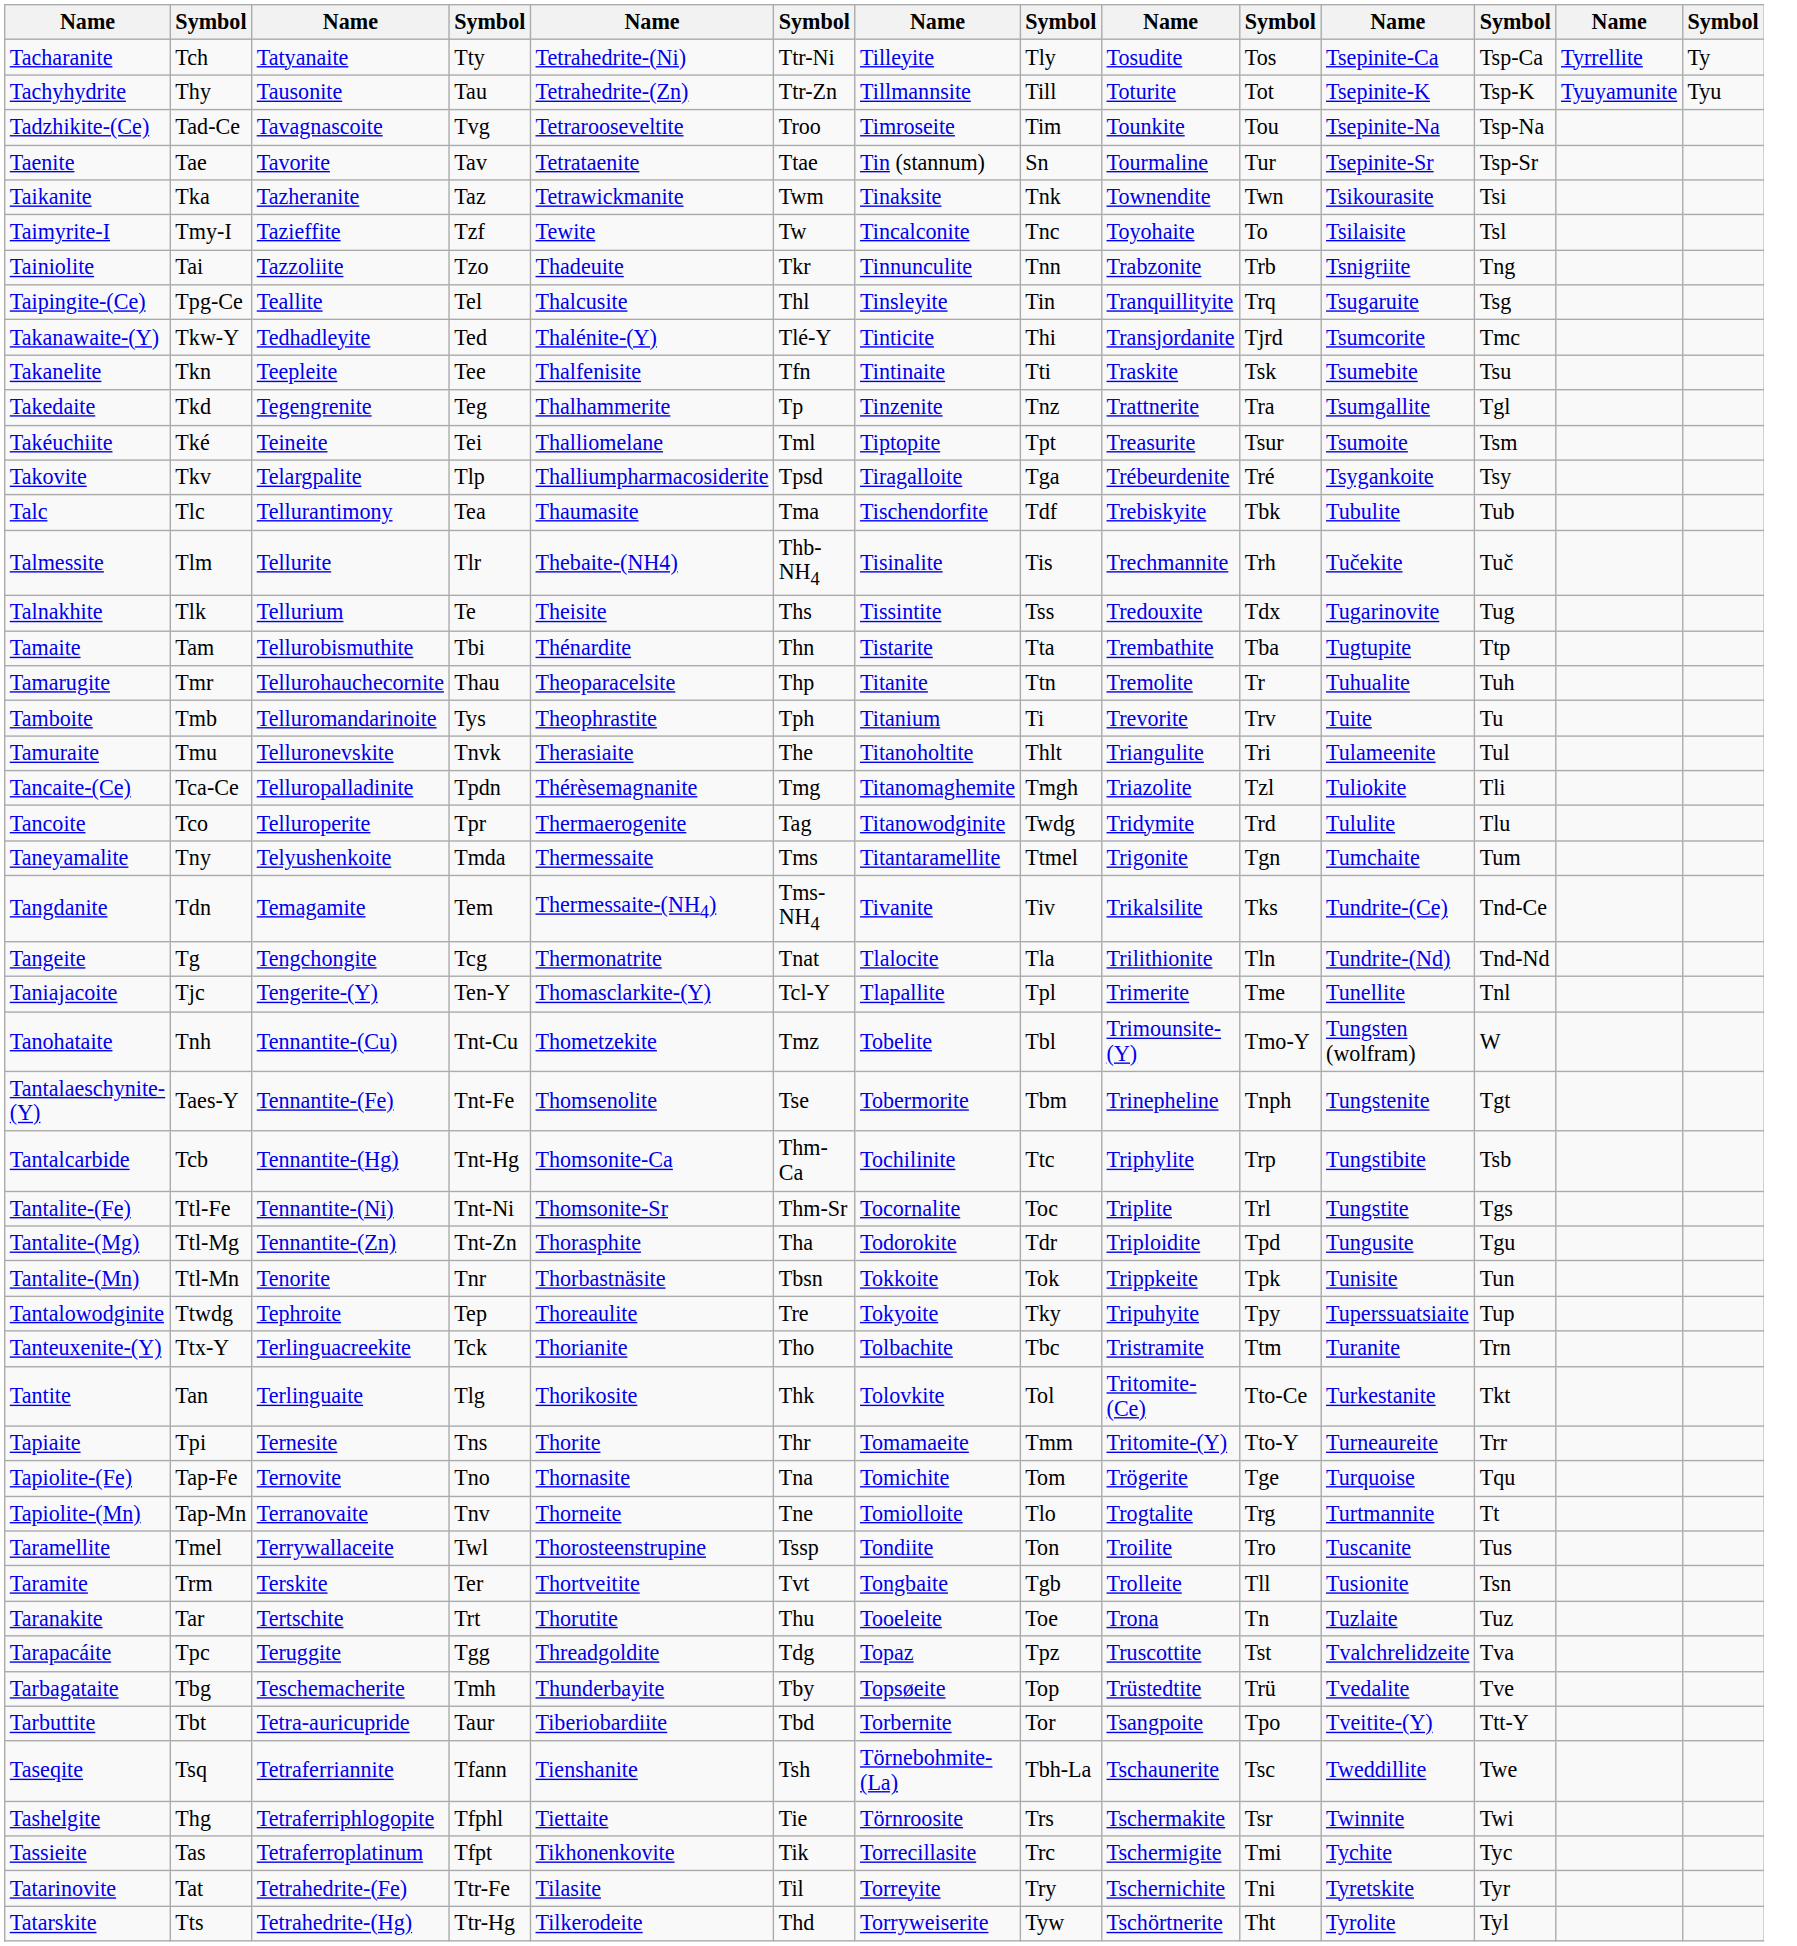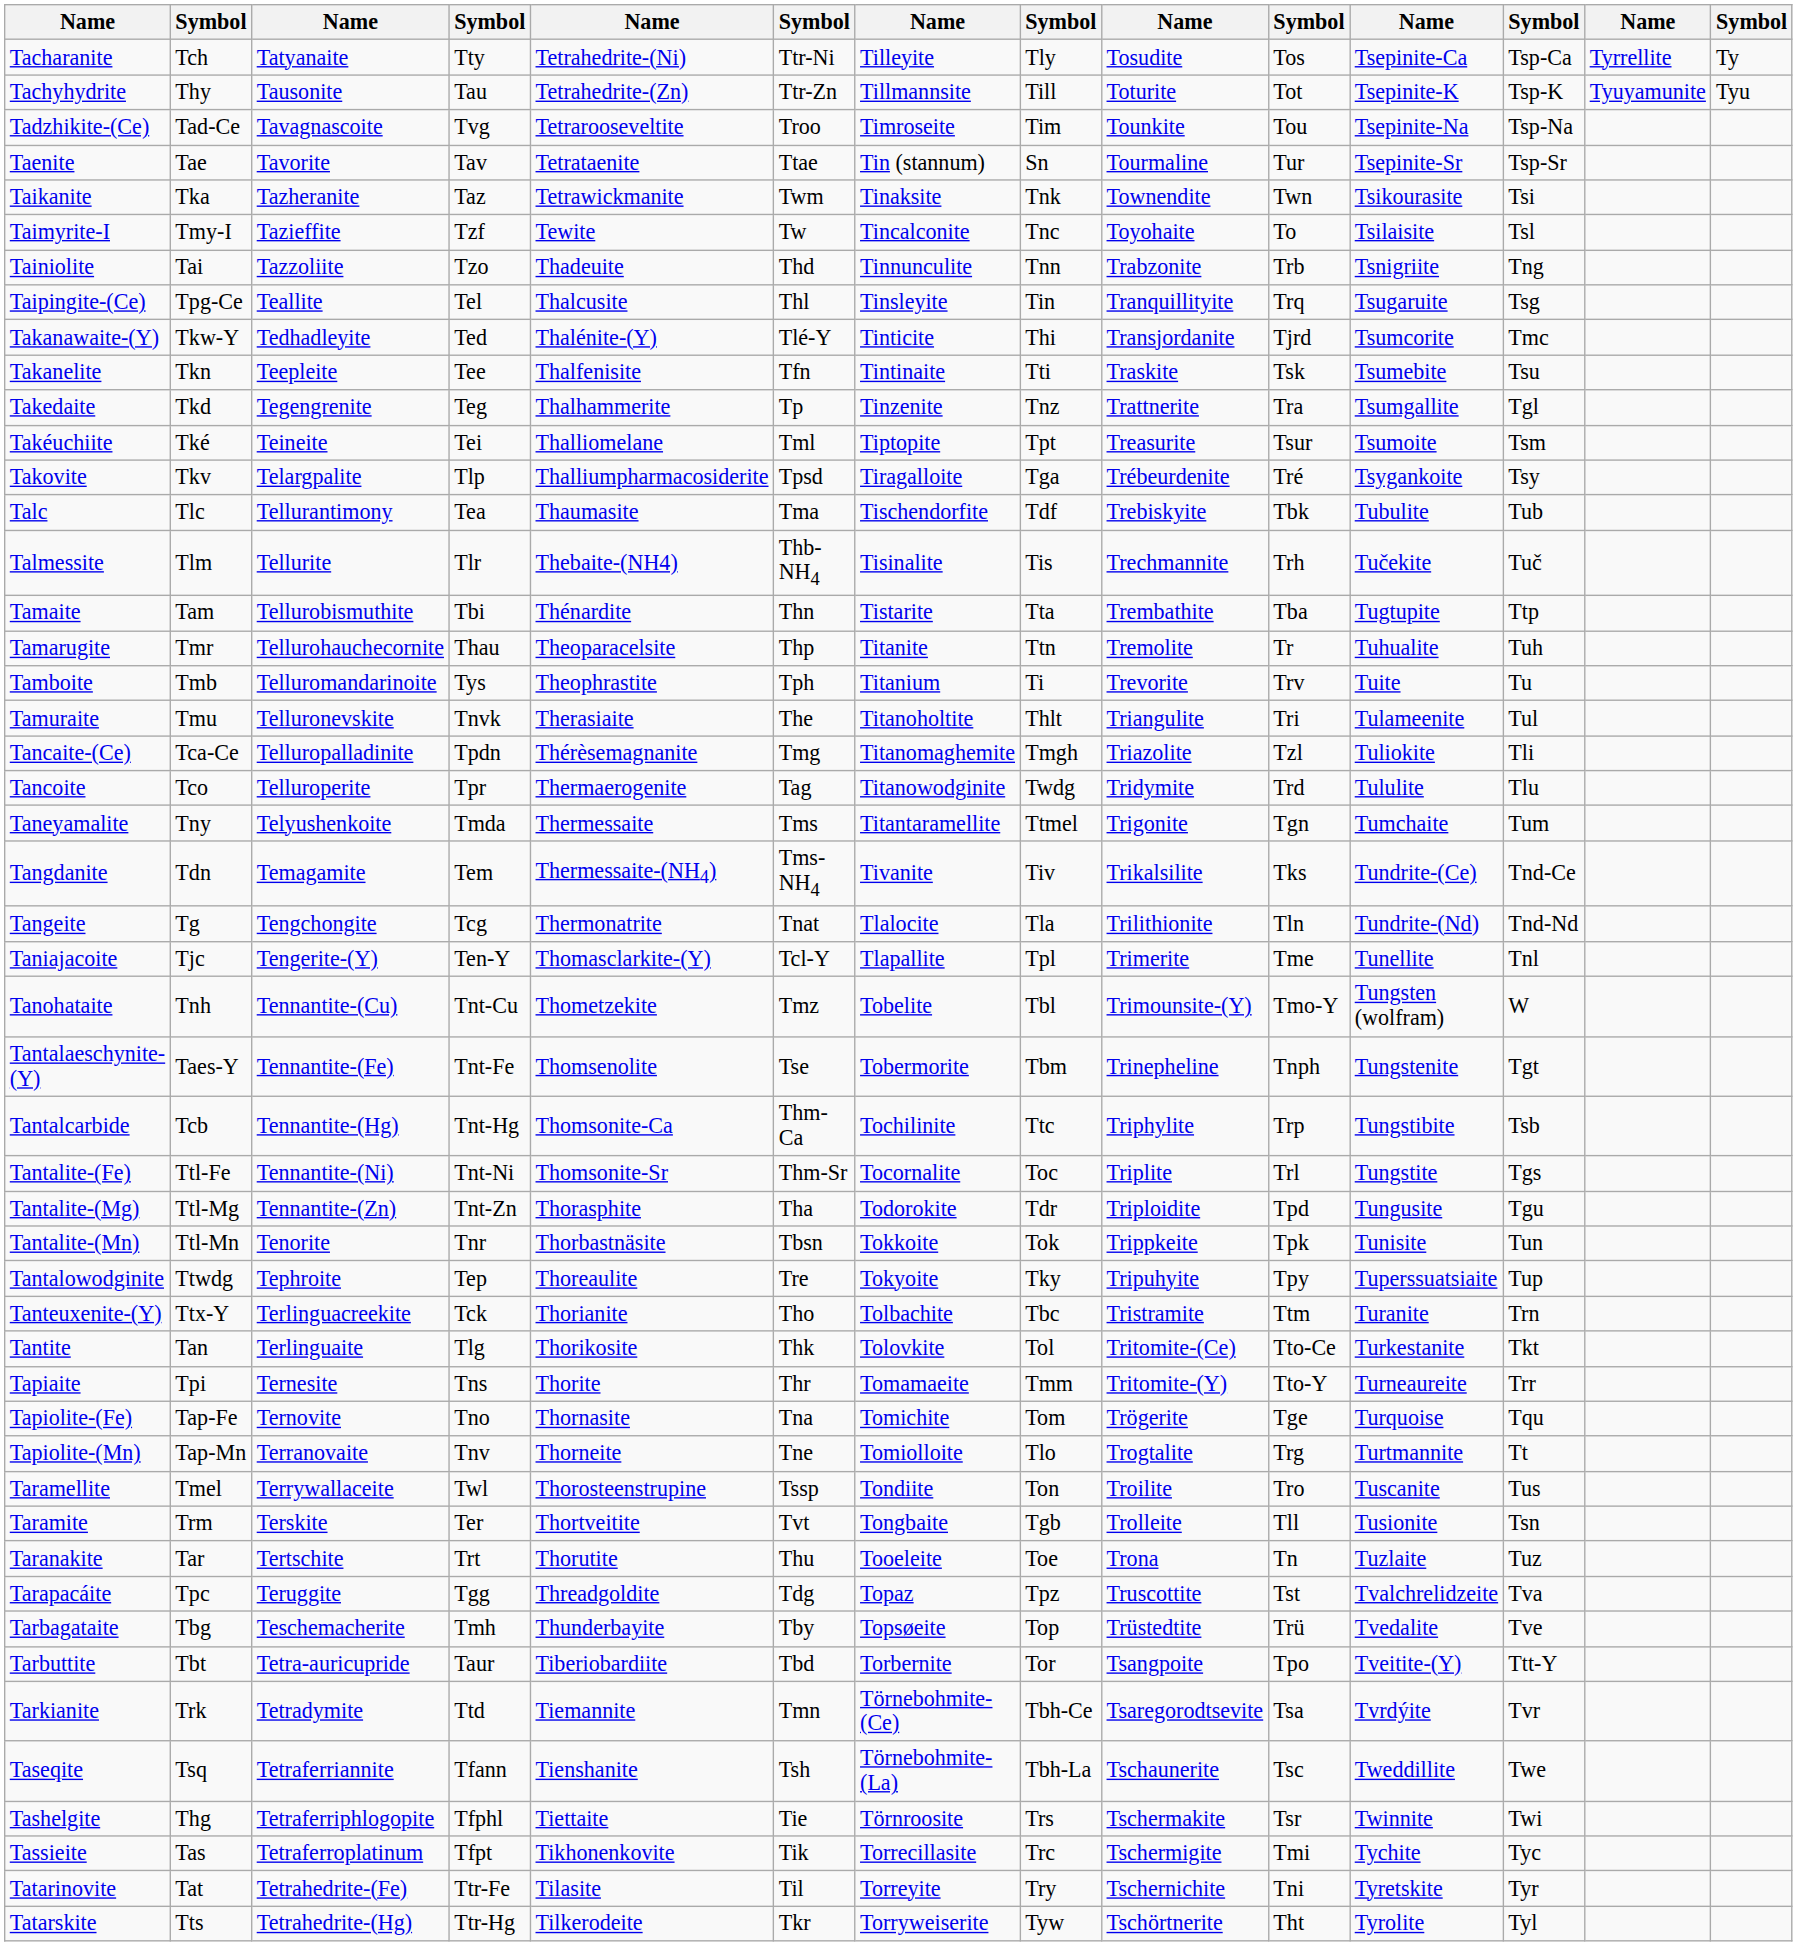(795, 267) Tkr -> (796, 267) Thd
- row: (56, 612)
+ row: (54, 1710)
(796, 1923) Thd -> (795, 1923) Tkr
